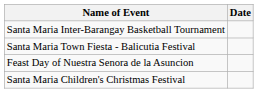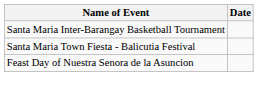- row: (96, 79)
